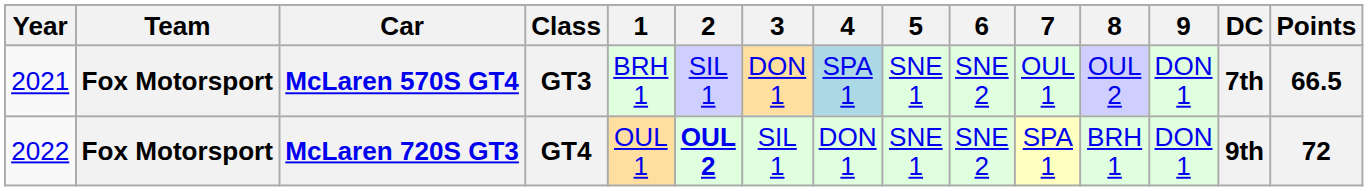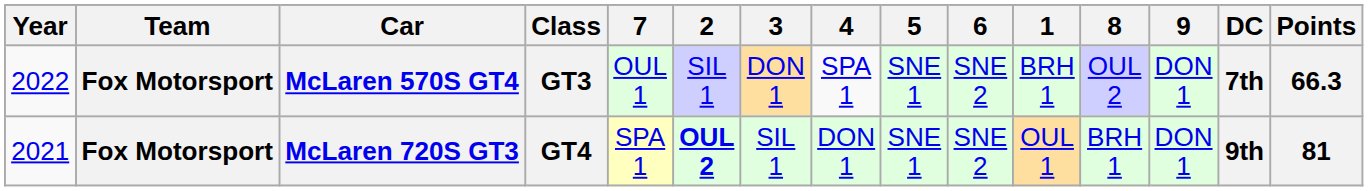columns swapped: (641, 25) <-> (1048, 25)
(40, 81) 2021 -> (40, 81) 2022
(848, 81) lightblue background -> (846, 81) no background
(1316, 81) 66.5 -> (1316, 81) 66.3
(40, 151) 2022 -> (40, 151) 2021
(1316, 151) 72 -> (1316, 151) 81
